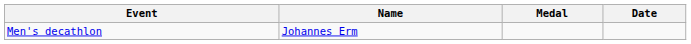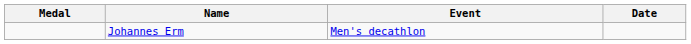columns swapped: (552, 13) <-> (142, 13)
